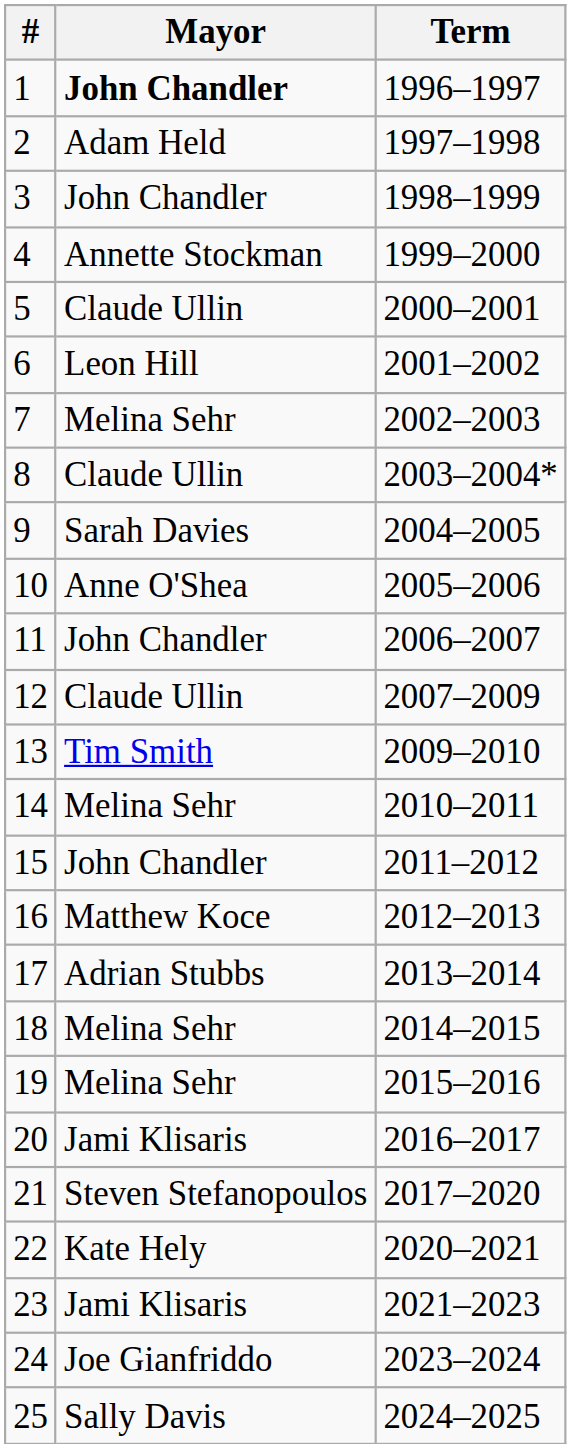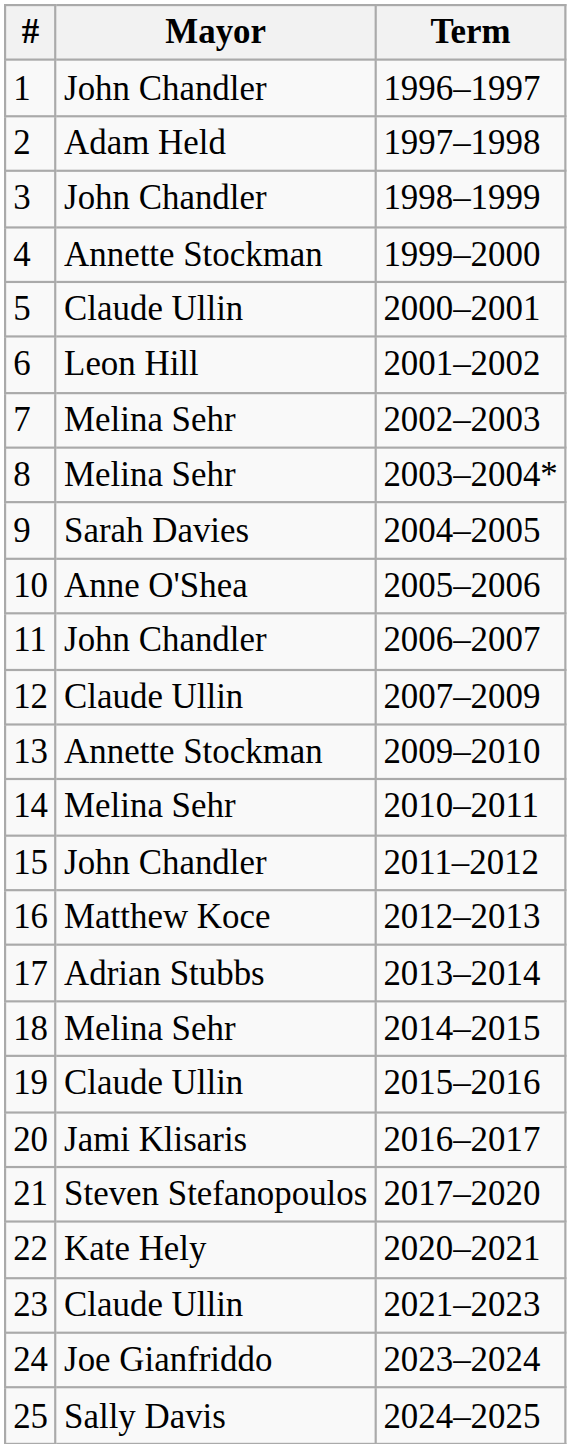(176, 87) bold -> (165, 87) normal
(154, 474) Claude Ullin -> (150, 474) Melina Sehr
(139, 751) Tim Smith -> (193, 751) Annette Stockman
(150, 1083) Melina Sehr -> (154, 1083) Claude Ullin
(156, 1304) Jami Klisaris -> (154, 1304) Claude Ullin
